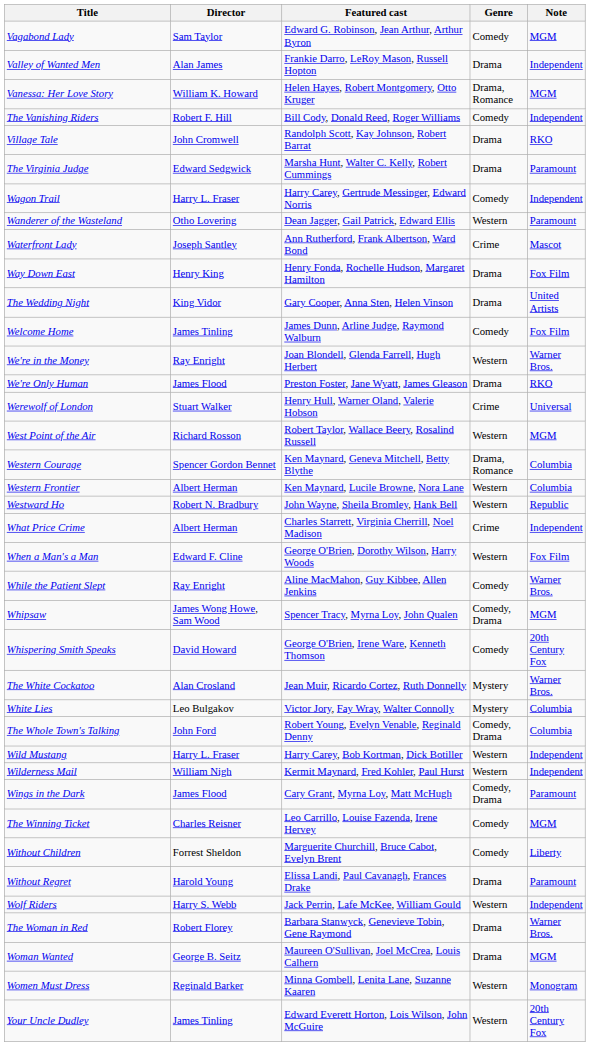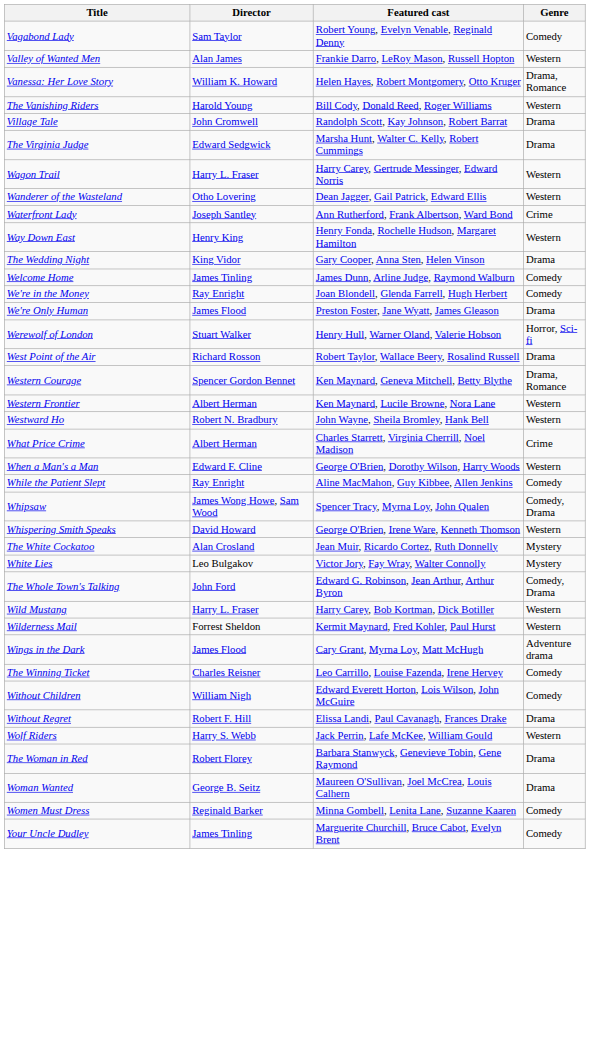- column: (556, 13)
(373, 36) Edward G. Robinson, Jean Arthur, Arthur Byron -> (404, 36) Robert Young, Evelyn Venable, Reginald Denny
(487, 65) Drama -> (543, 59) Western
(202, 117) Robert F. Hill -> (222, 105) Harold Young
(491, 117) Comedy -> (543, 105) Western
(491, 198) Comedy -> (543, 174) Western
(487, 273) Drama -> (543, 237) Western
(490, 360) Western -> (544, 294) Comedy
(486, 406) Crime -> (552, 334) Horror, Sci-fi
(490, 435) Western -> (540, 357) Drama
(491, 650) Comedy -> (543, 529) Western
(372, 731) Robert Young, Evelyn Venable, Reginald Denny -> (405, 586) Edward G. Robinson, Jean Arthur, Arthur Byron
(202, 771) William Nigh -> (226, 626) Forrest Sheldon
(492, 794) Comedy, Drama -> (549, 649) Adventure drama
(207, 852) Forrest Sheldon -> (222, 695) William Nigh
(361, 852) Marguerite Churchill, Bruce Cabot, Evelyn Brent -> (407, 695) Edward Everett Horton, Lois Wilson, John McGuire
(203, 881) Harold Young -> (222, 718) Robert F. Hill
(490, 985) Western -> (544, 810) Comedy
(376, 1020) Edward Everett Horton, Lois Wilson, John McGuire -> (409, 833) Marguerite Churchill, Bruce Cabot, Evelyn Brent
(490, 1020) Western -> (544, 833) Comedy
